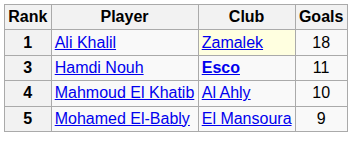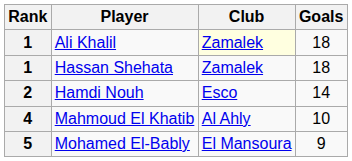+ row: (114, 67)
(28, 67) 3 -> (28, 93) 2
(221, 67) bold -> (219, 93) normal
(321, 67) 11 -> (321, 93) 14
